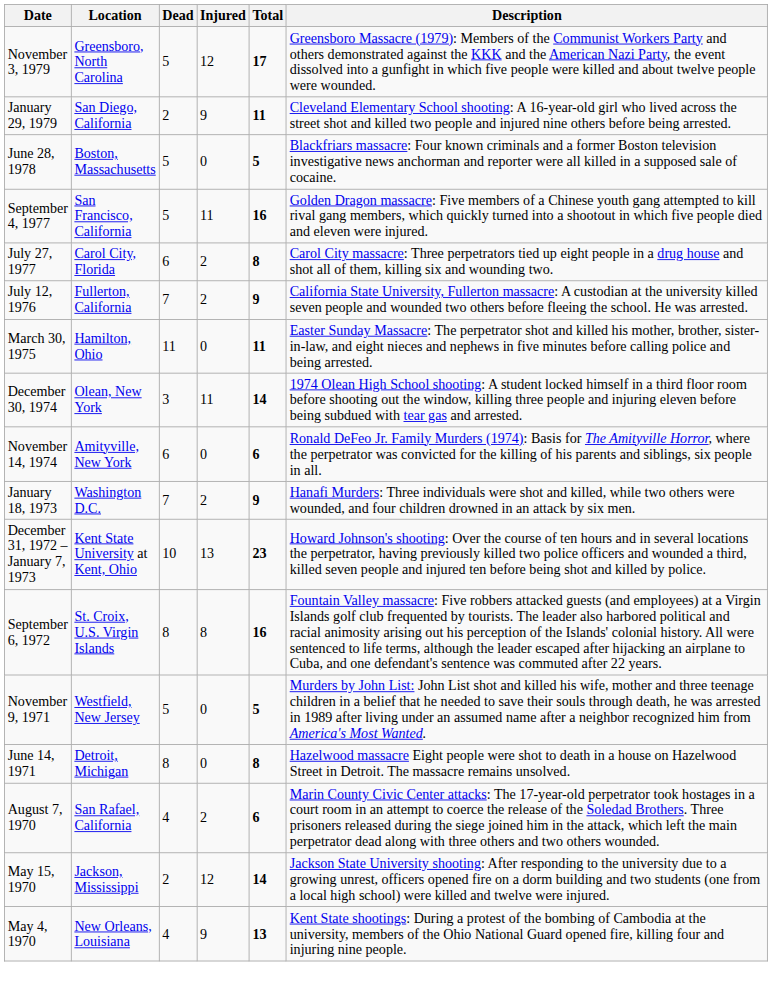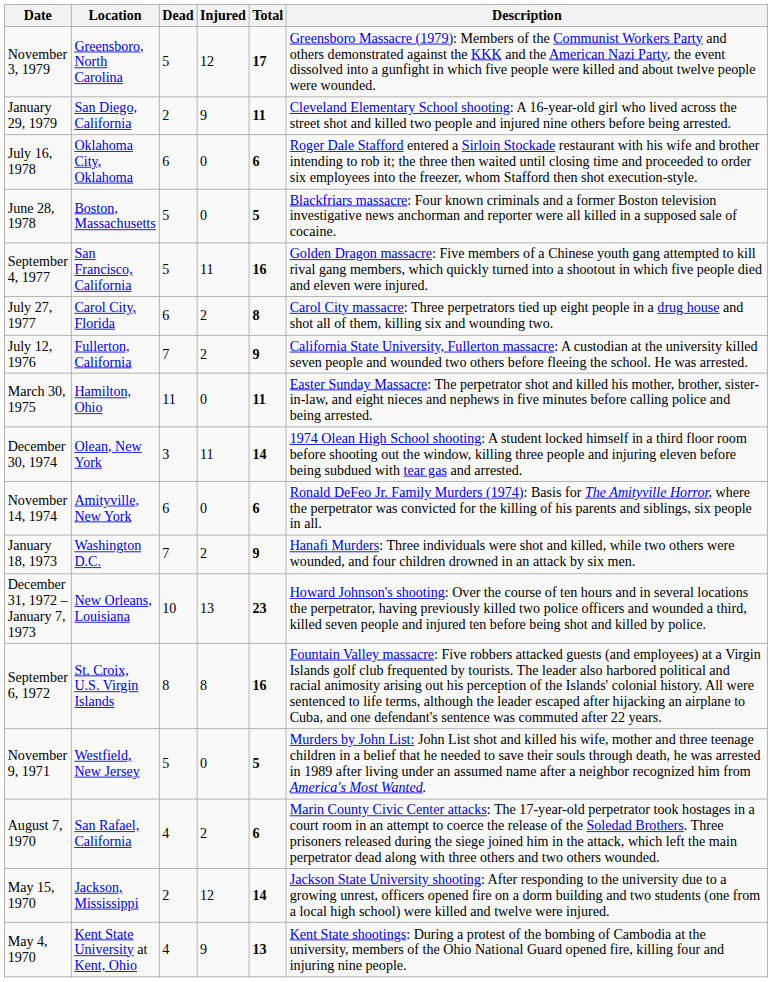+ row: (30, 161)
(111, 554) Kent State University at Kent, Ohio -> (113, 608) New Orleans, Louisiana
- row: (31, 763)
(113, 933) New Orleans, Louisiana -> (111, 949) Kent State University at Kent, Ohio
